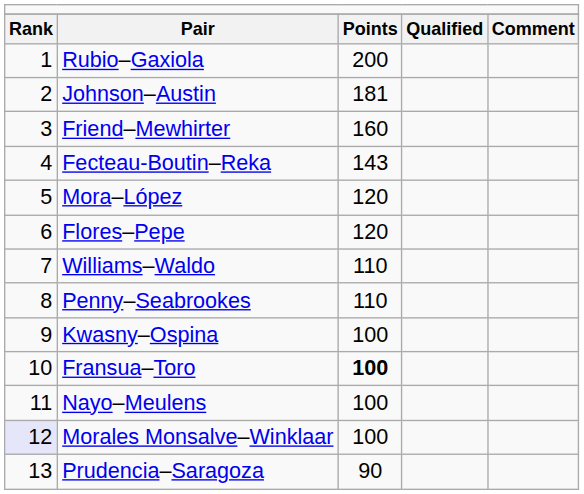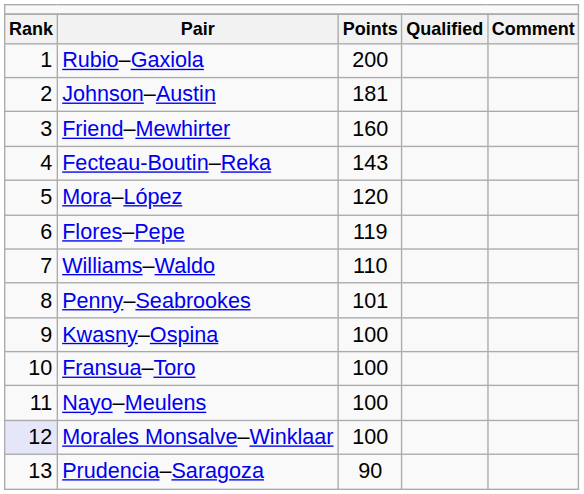(370, 231) 120 -> (370, 231) 119
(370, 300) 110 -> (370, 300) 101
(370, 368) bold -> (370, 368) normal
